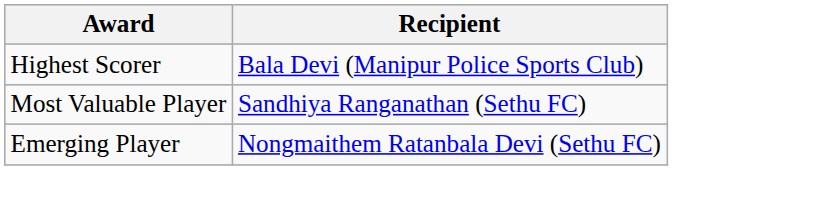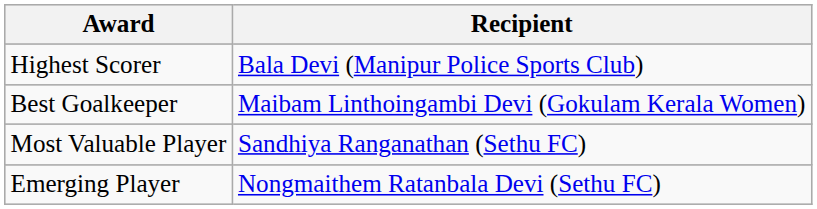+ row: (94, 104)
